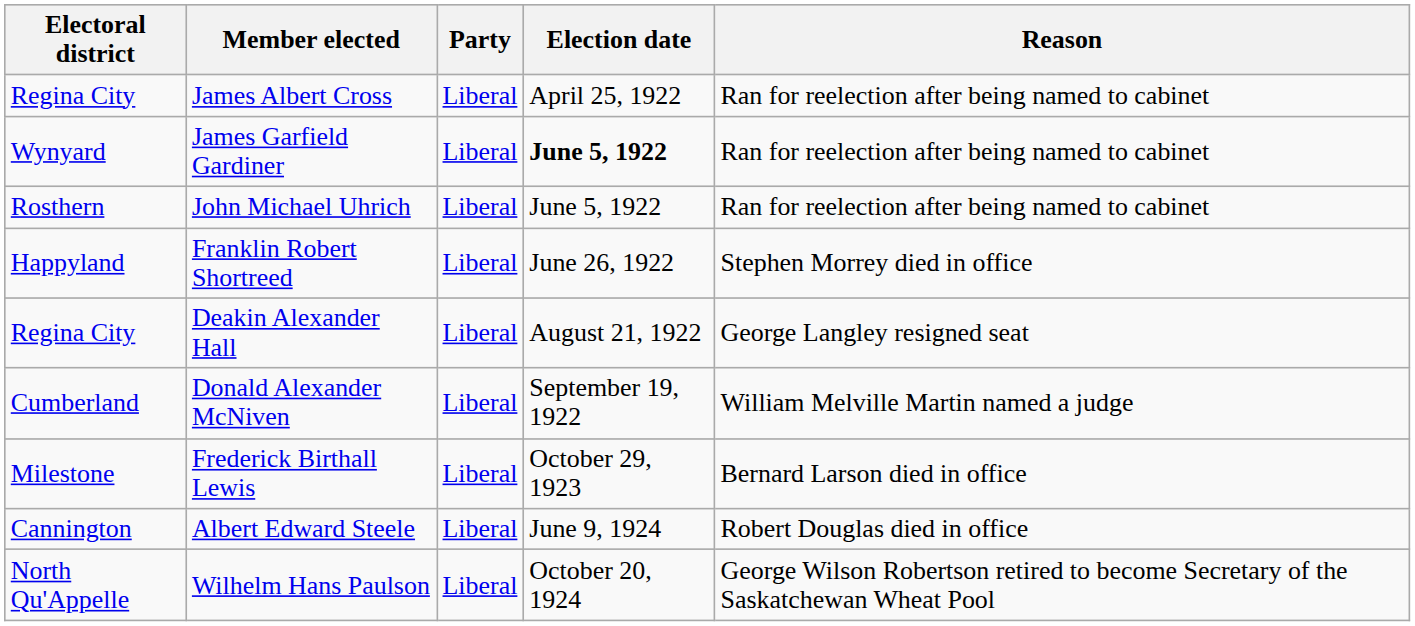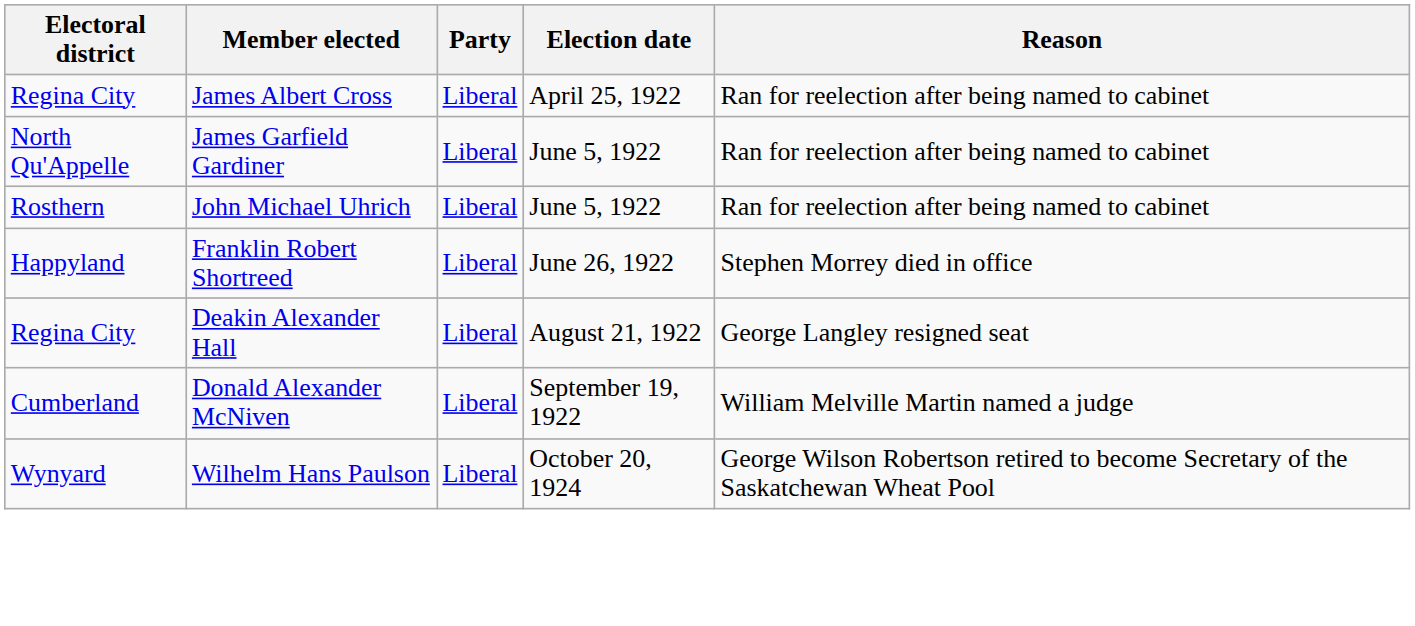(58, 151) Wynyard -> (70, 151) North Qu'Appelle
(598, 151) bold -> (595, 151) normal
- row: (284, 473)
- row: (303, 528)
(70, 584) North Qu'Appelle -> (58, 473) Wynyard
